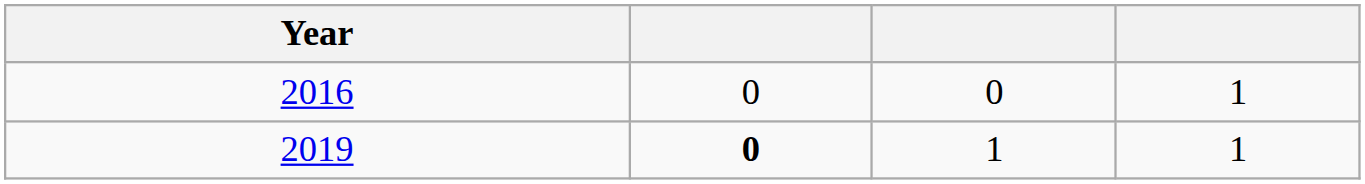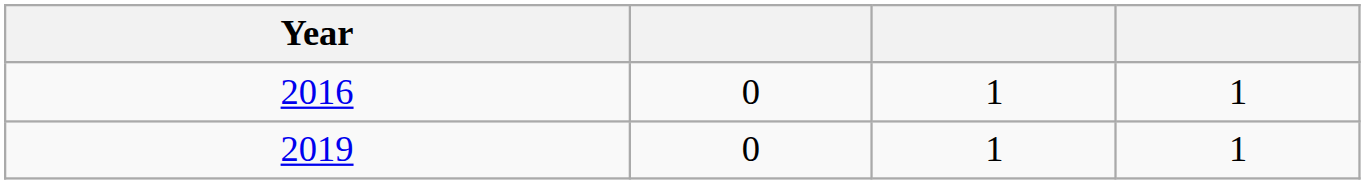(994, 91) 0 -> (994, 91) 1
(751, 149) bold -> (751, 149) normal
